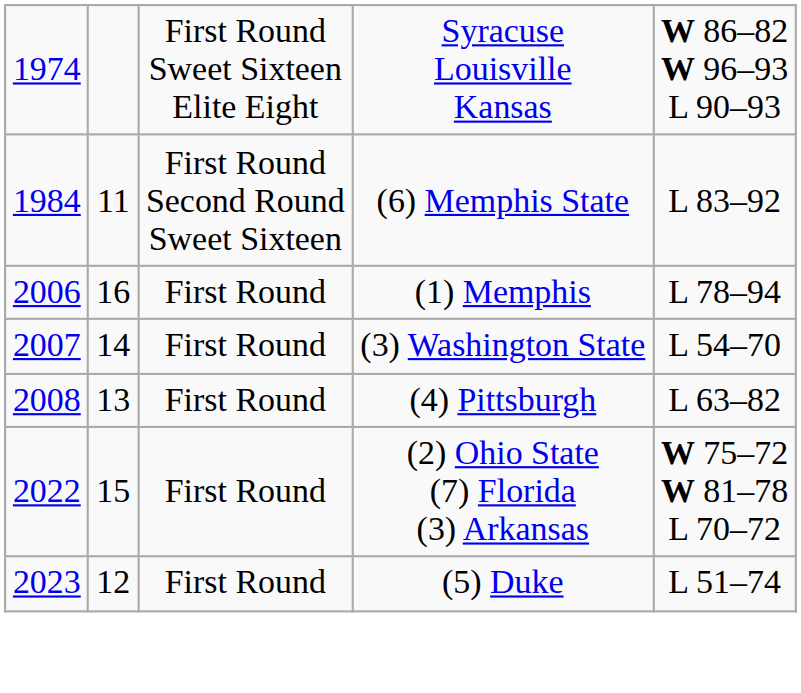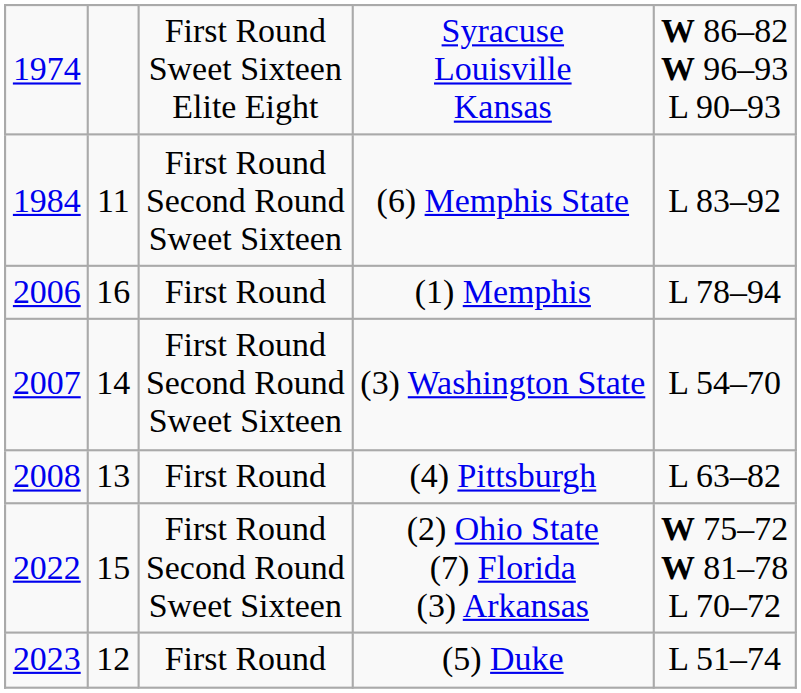(245, 345) First Round -> (245, 383) First Round Second Round Sweet Sixteen
(245, 491) First Round -> (245, 567) First Round Second Round Sweet Sixteen
